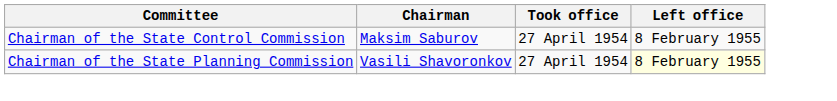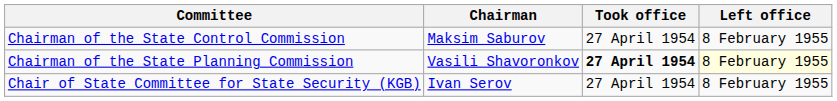(573, 62) normal -> (641, 62) bold
+ row: (214, 85)
